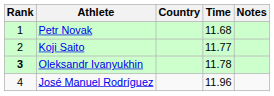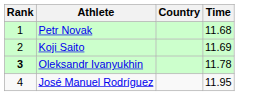- column: (252, 13)
(218, 47) 11.77 -> (218, 47) 11.69
(218, 82) 11.96 -> (218, 82) 11.95
